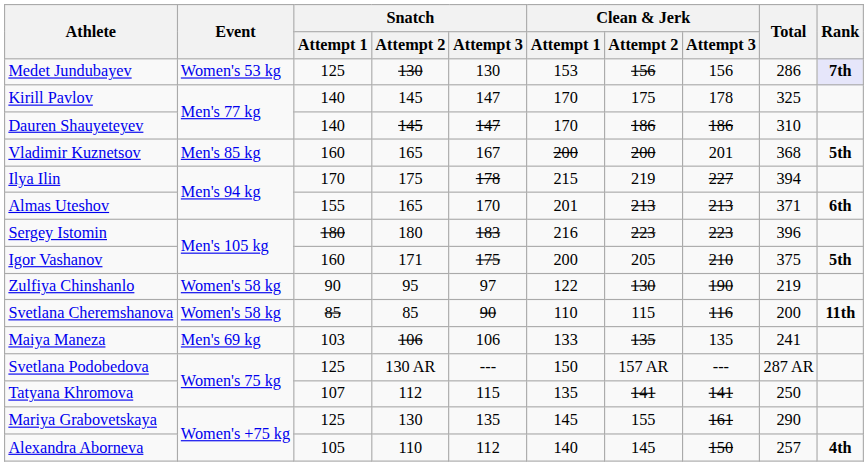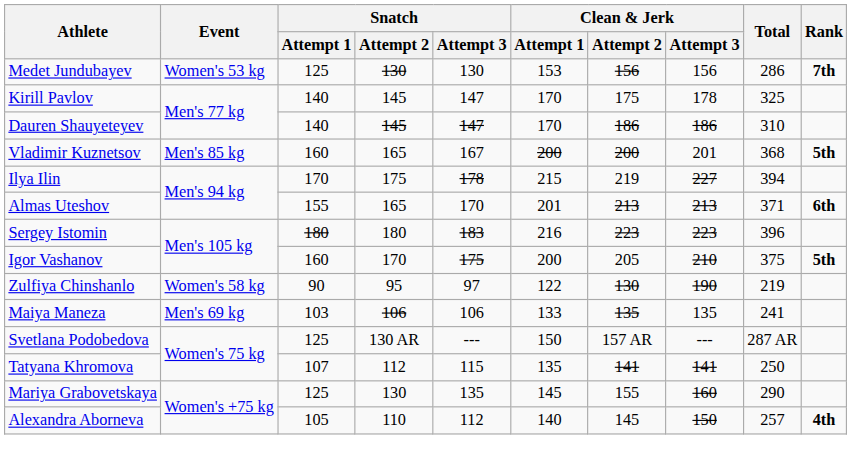(840, 71) lavender background -> (824, 71) no background
(410, 259) 171 -> (394, 259) 170
- row: (91, 313)
(721, 420) 161 -> (705, 394) 160
